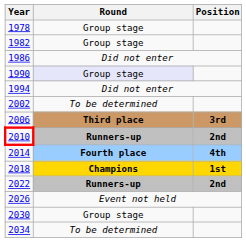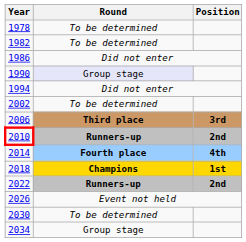(113, 27) Group stage -> (113, 27) To be determined
(113, 42) Group stage -> (113, 42) To be determined
(113, 214) Group stage -> (113, 214) To be determined
(113, 230) To be determined -> (113, 230) Group stage
